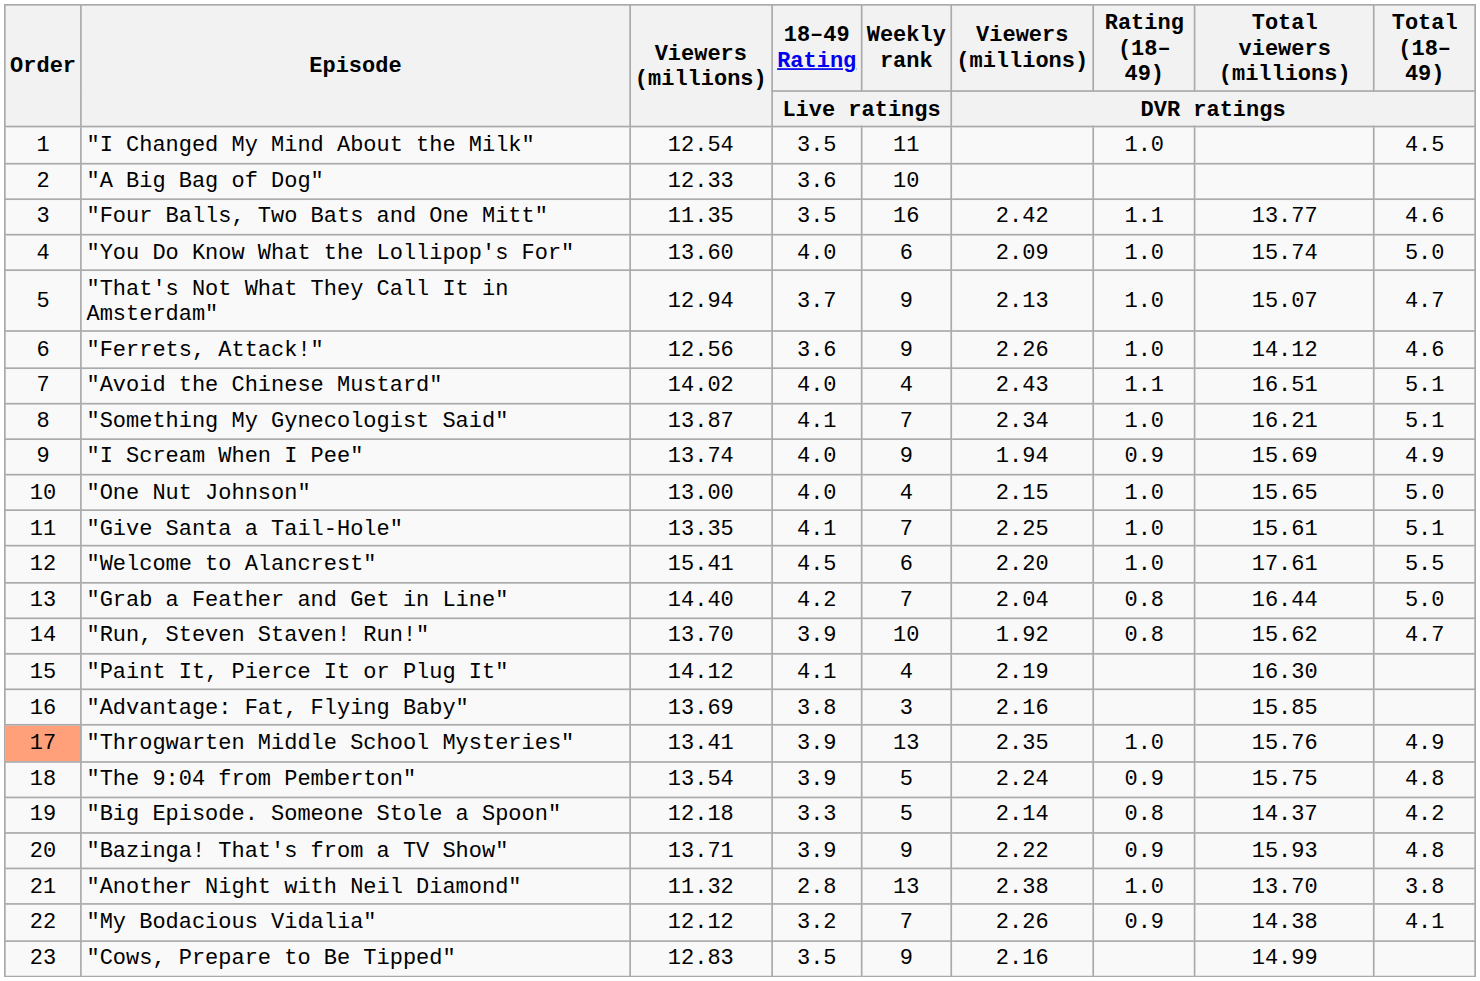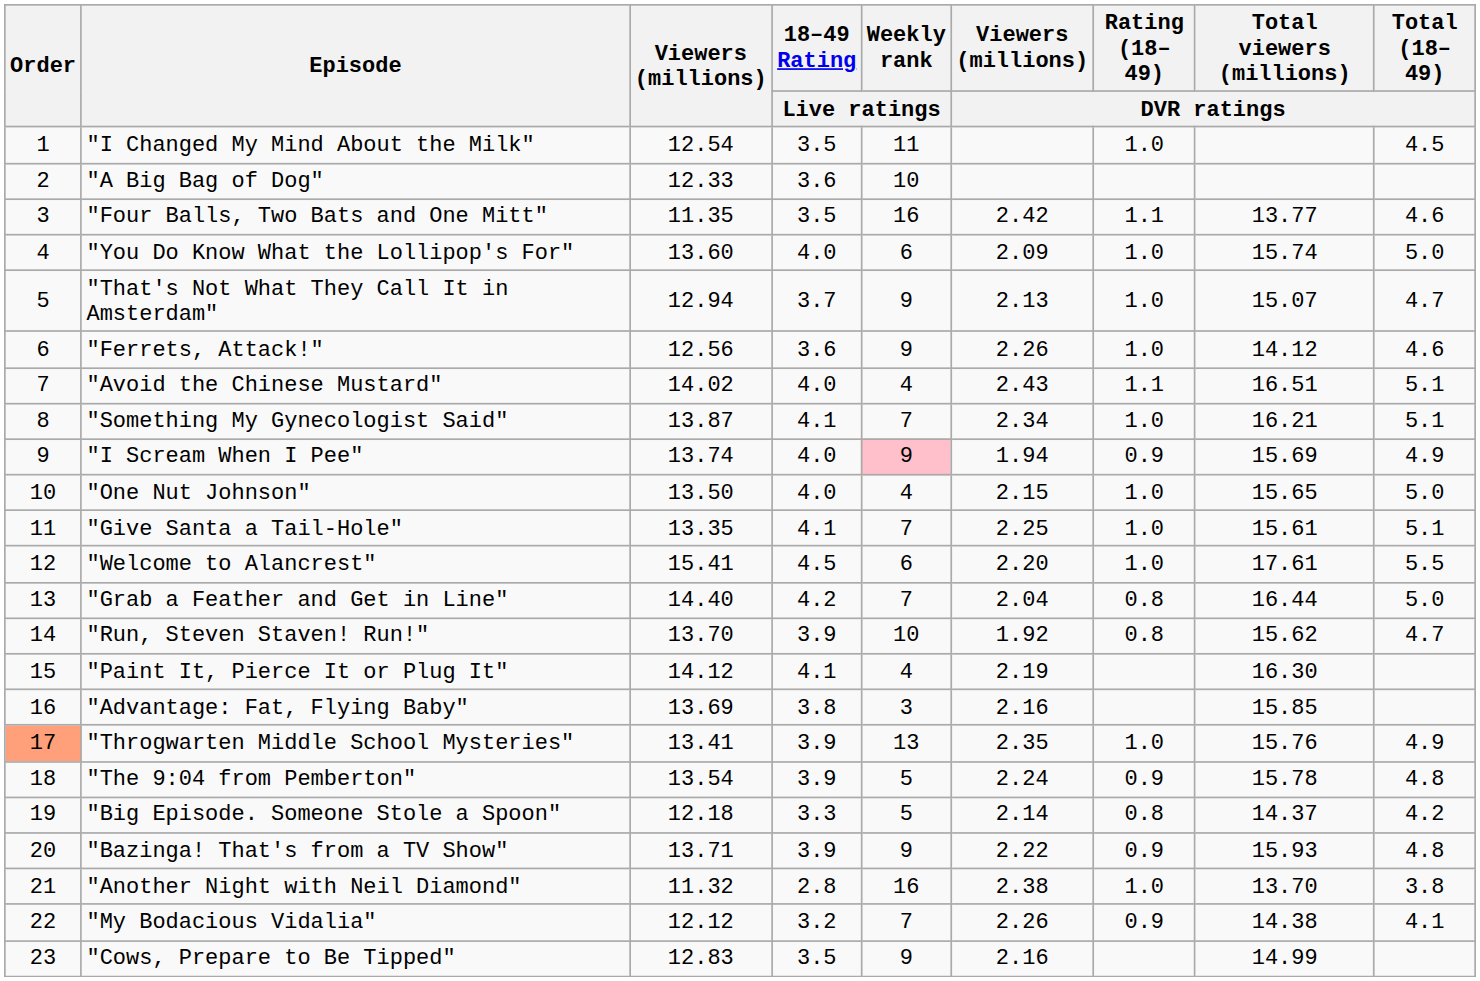(906, 457) no background -> (906, 457) pink background
(701, 493) 13.00 -> (701, 493) 13.50
(1285, 779) 15.75 -> (1285, 779) 15.78
(906, 887) 13 -> (906, 887) 16
